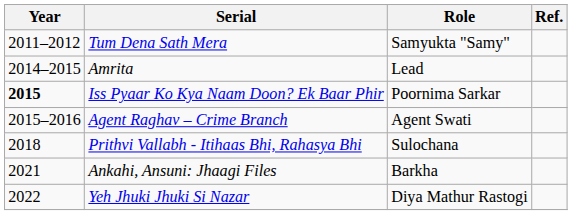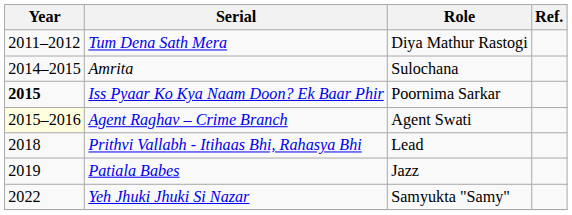(451, 42) Samyukta "Samy" -> (459, 42) Diya Mathur Rastogi
(407, 68) Lead -> (425, 68) Sulochana
(45, 119) no background -> (45, 119) lightyellow background
(425, 145) Sulochana -> (407, 145) Lead
+ row: (134, 171)
- row: (183, 171)
(459, 196) Diya Mathur Rastogi -> (451, 196) Samyukta "Samy"
